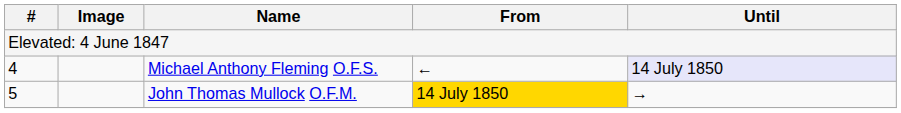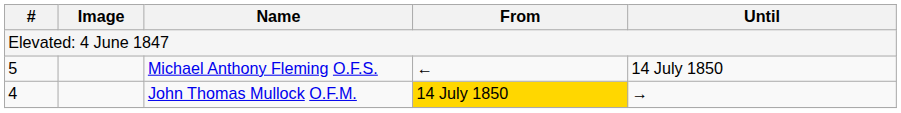(13, 68) 4 -> (13, 68) 5
(677, 68) lavender background -> (677, 68) no background
(13, 94) 5 -> (13, 94) 4
